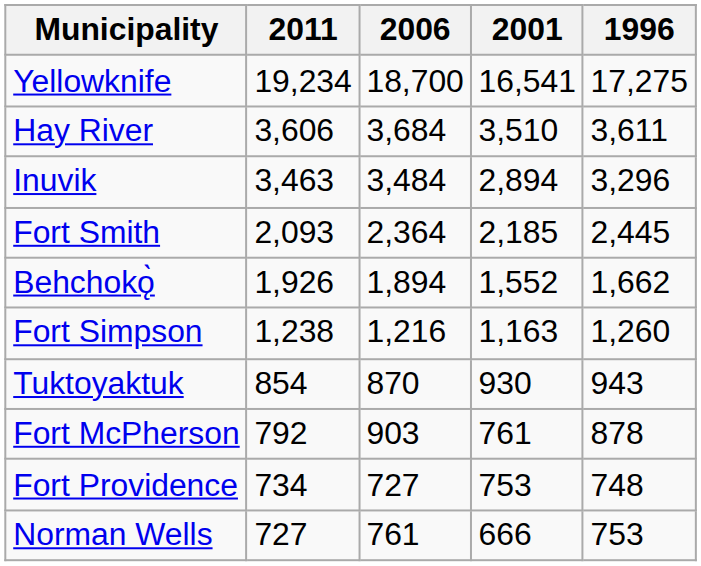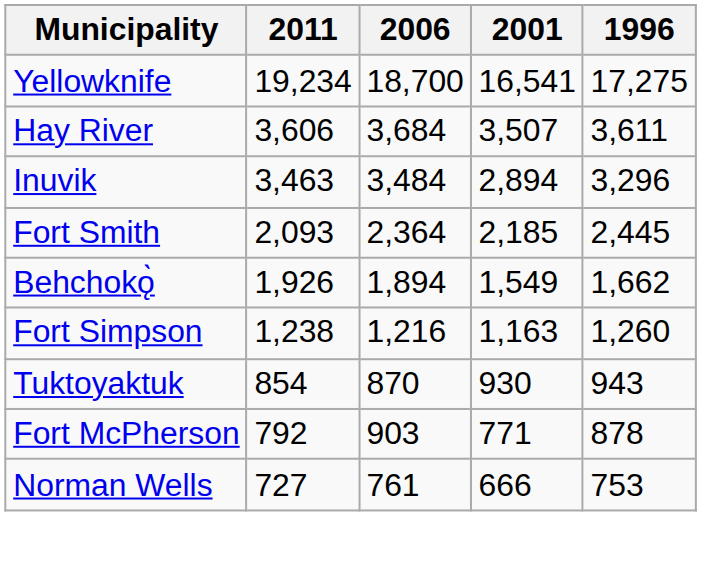(518, 130) 3,510 -> (518, 130) 3,507
(518, 282) 1,552 -> (518, 282) 1,549
(505, 433) 761 -> (505, 433) 771
- row: (126, 484)
